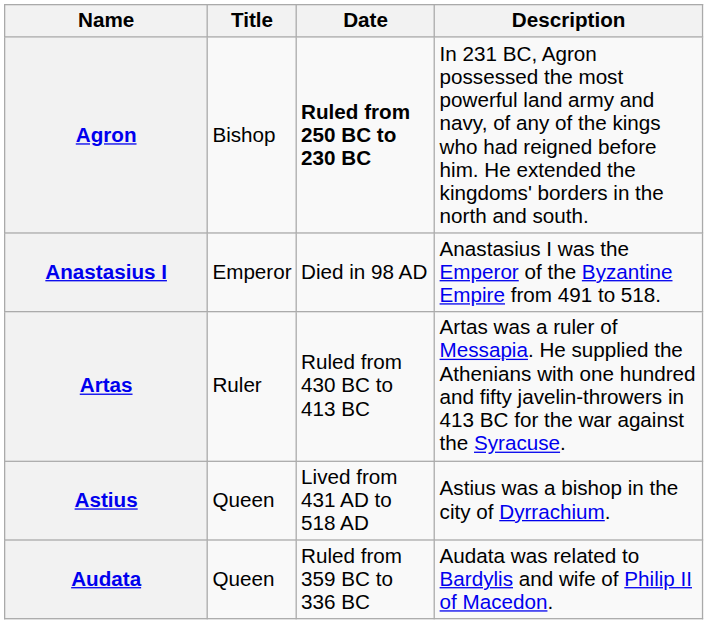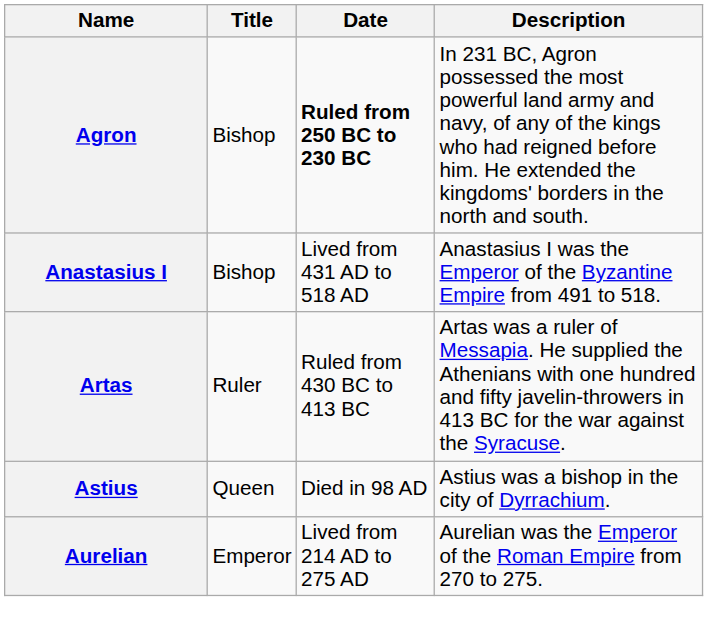(252, 272) Emperor -> (244, 272) Bishop
(364, 272) Died in 98 AD -> (349, 272) Lived from 431 AD to 518 AD
(349, 500) Lived from 431 AD to 518 AD -> (364, 488) Died in 98 AD
- row: (106, 579)
+ row: (106, 556)
